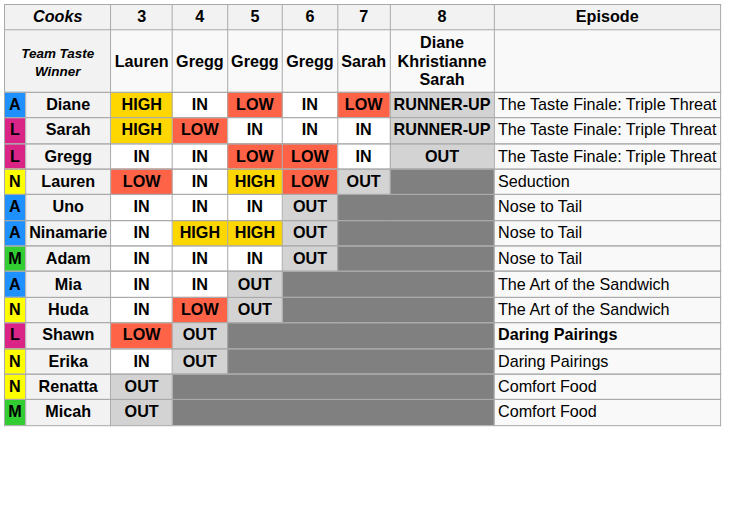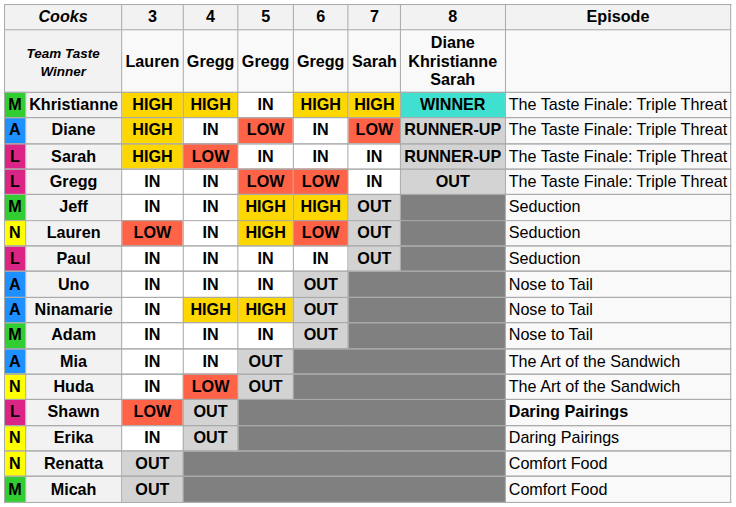+ row: (74, 104)
+ row: (74, 207)
+ row: (74, 258)
